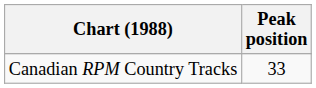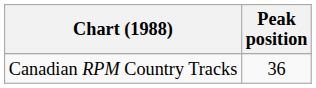(277, 68) 33 -> (277, 68) 36
